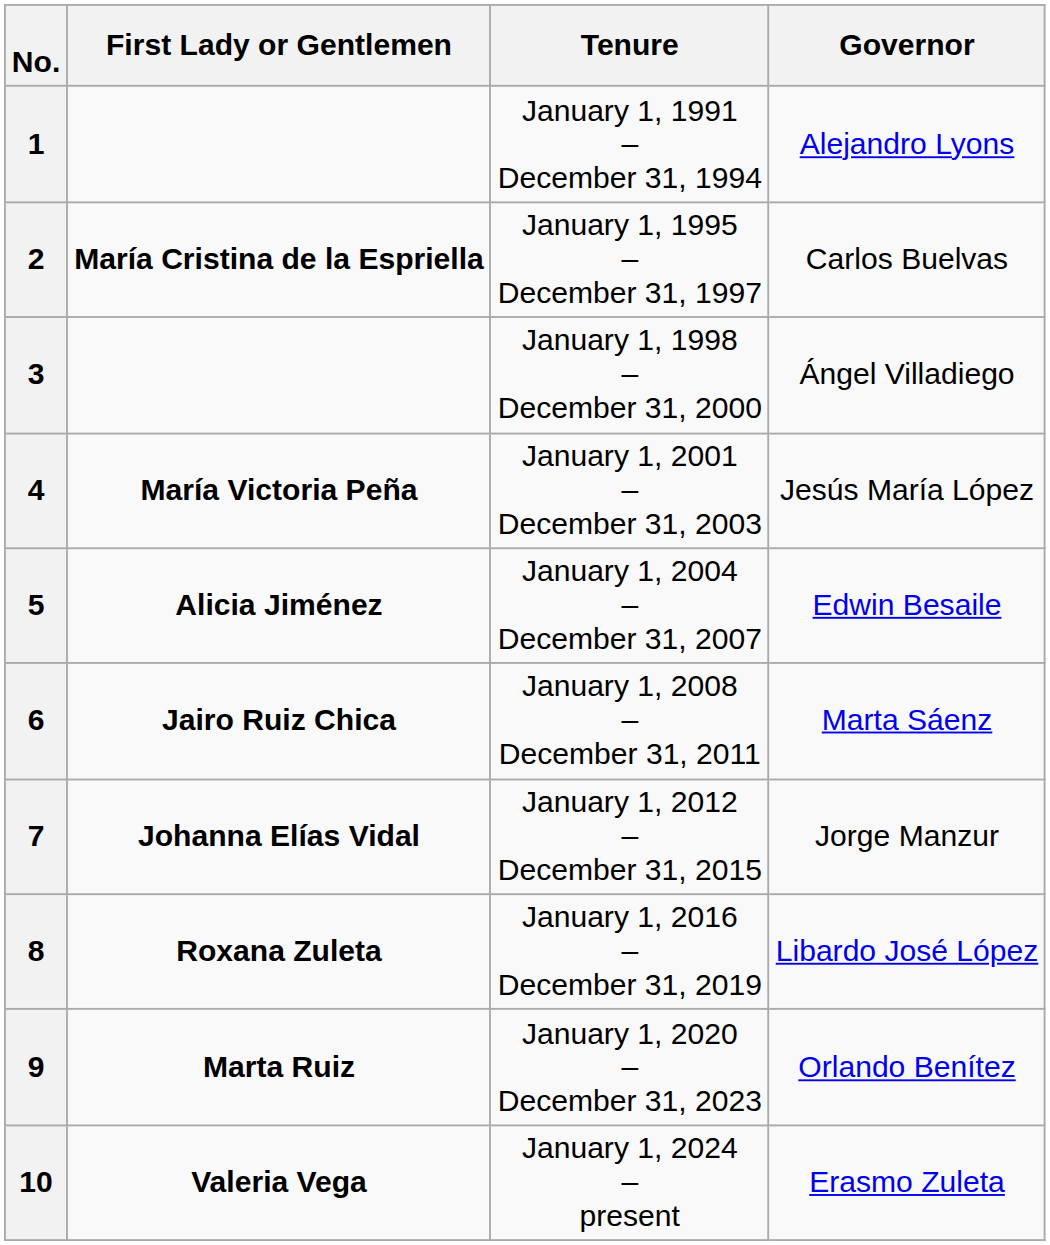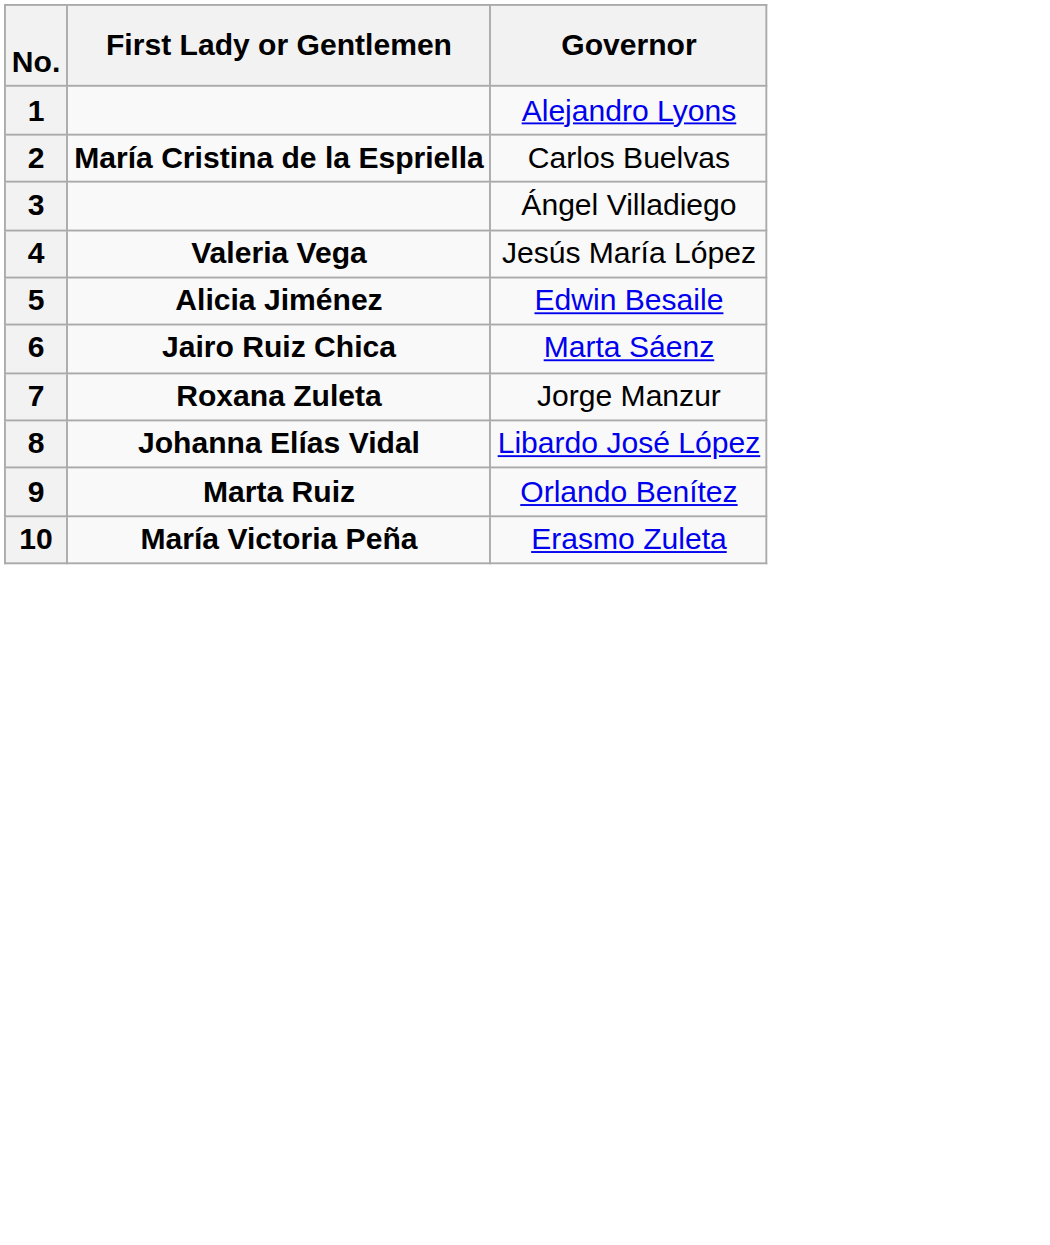- column: (630, 45)
(279, 489) María Victoria Peña -> (279, 253) Valeria Vega
(279, 836) Johanna Elías Vidal -> (279, 396) Roxana Zuleta
(279, 951) Roxana Zuleta -> (279, 443) Johanna Elías Vidal
(279, 1182) Valeria Vega -> (279, 539) María Victoria Peña
